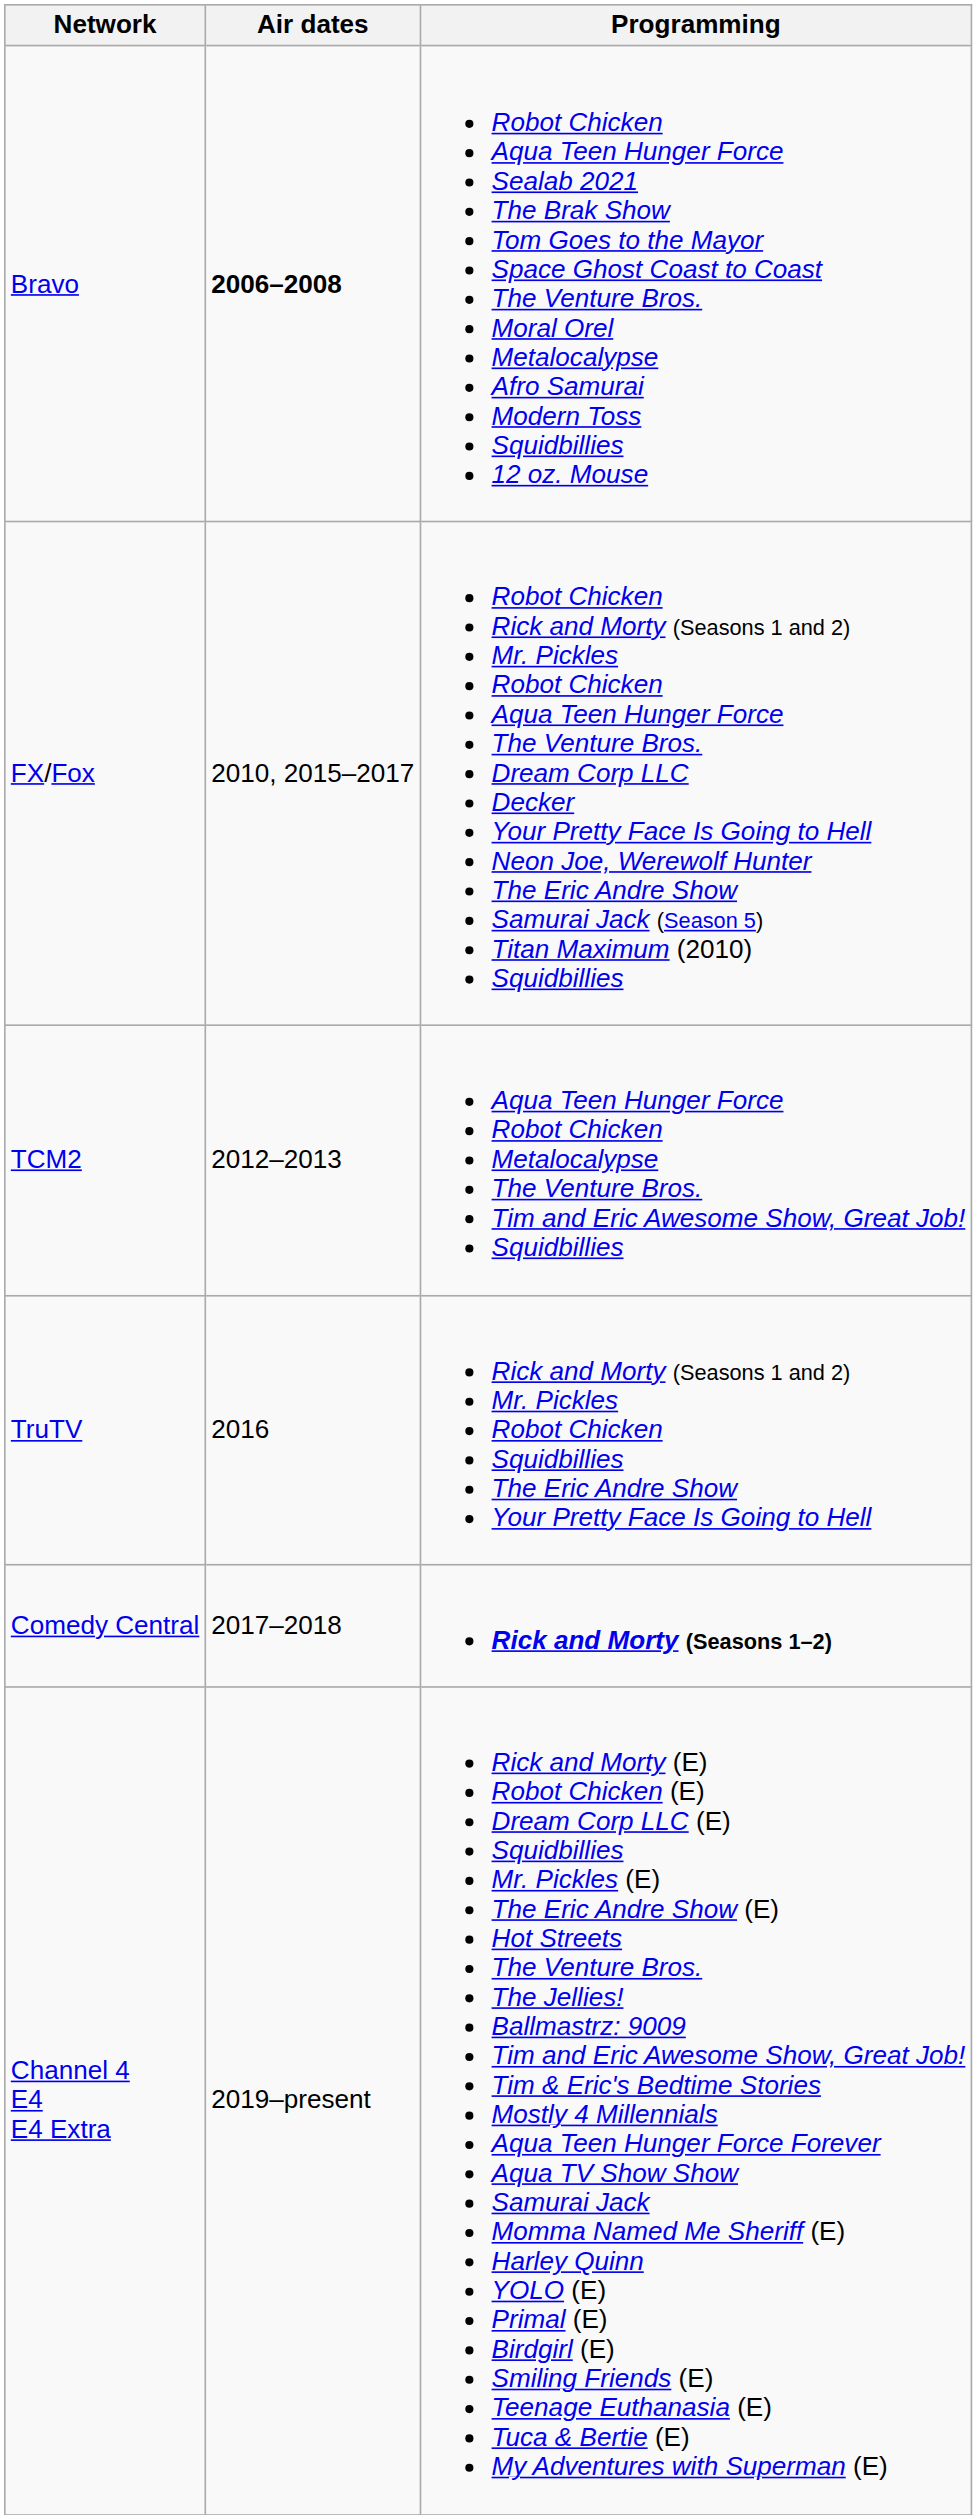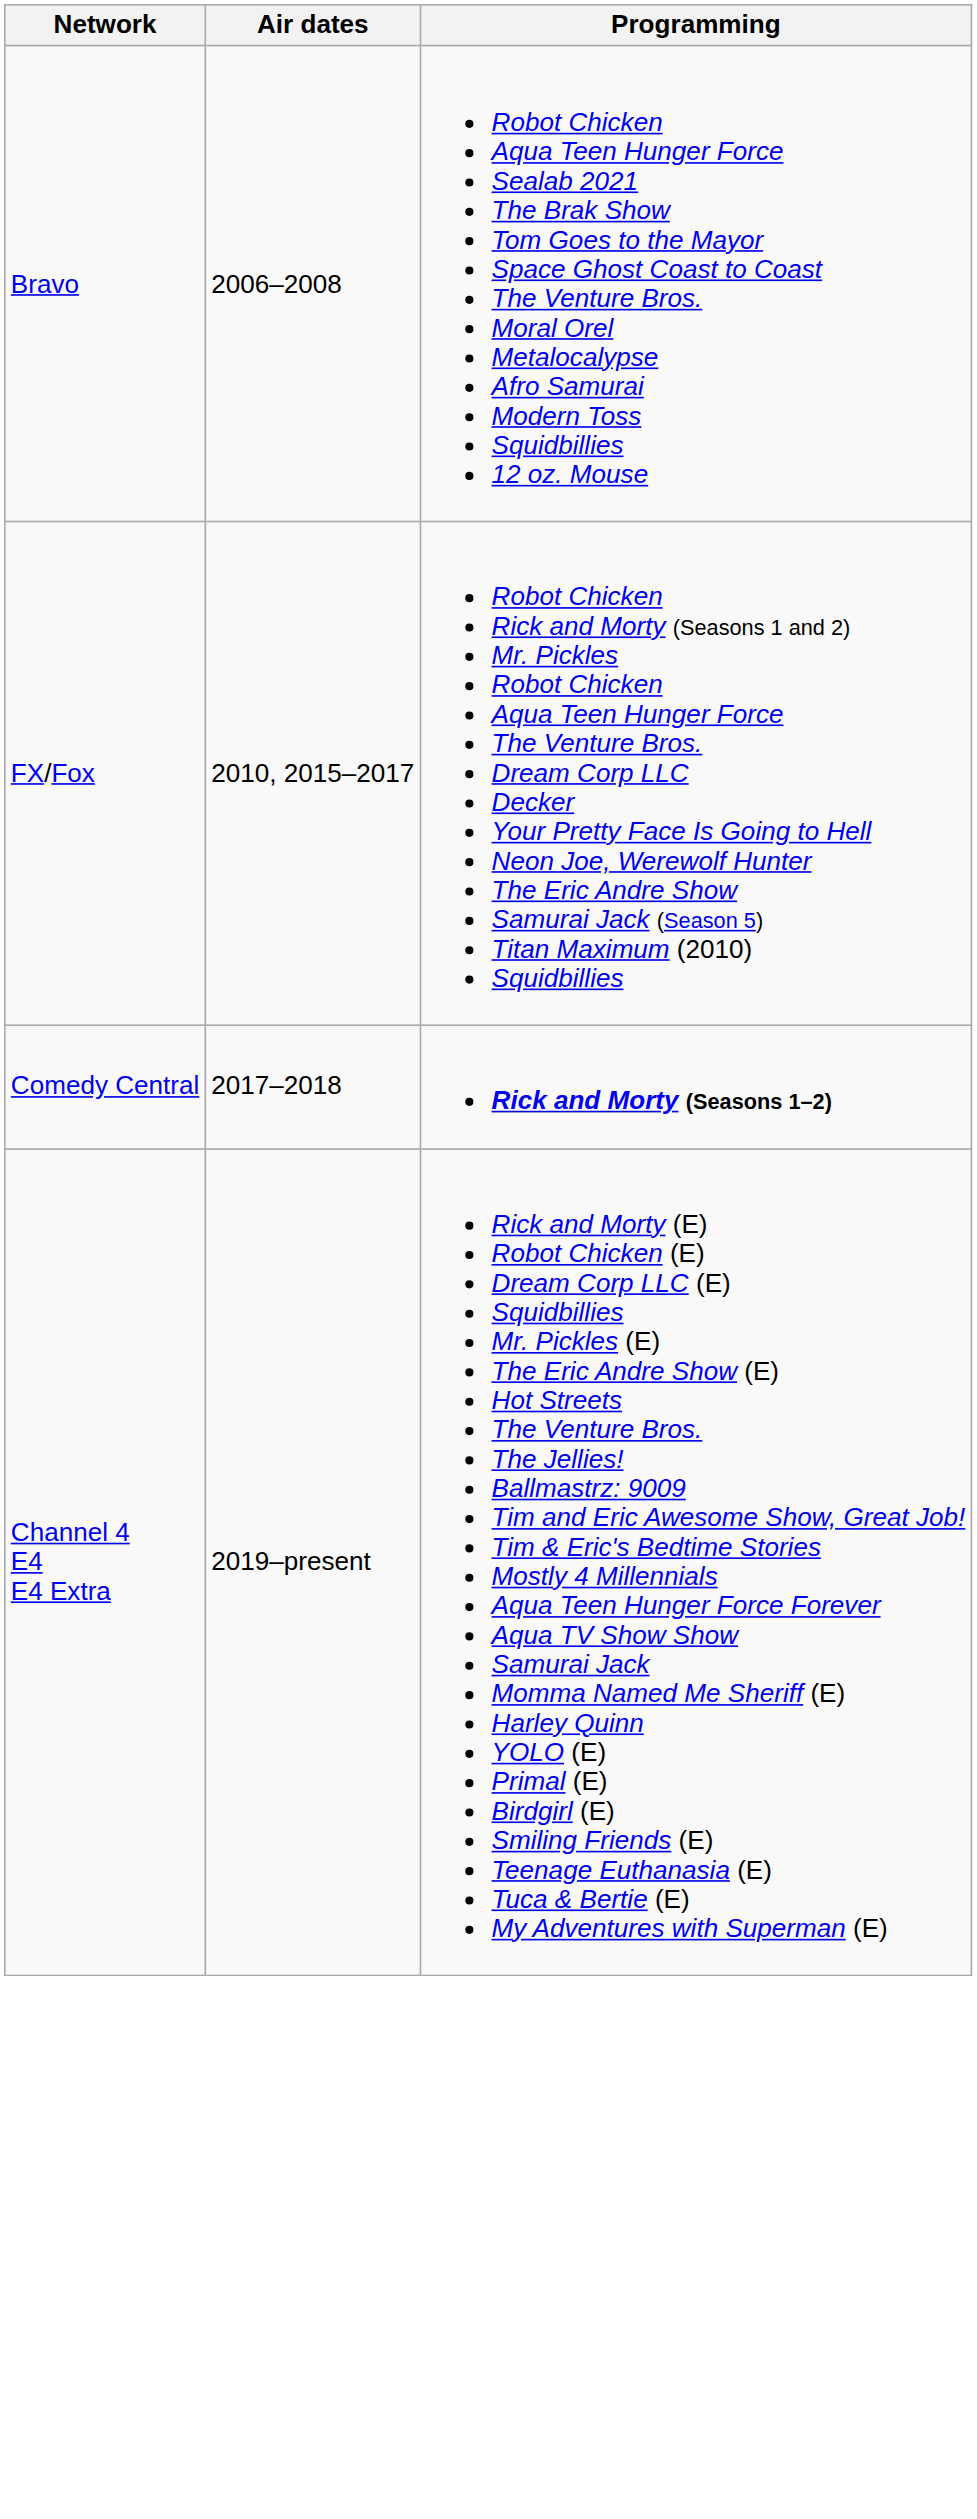(277, 283) bold -> (277, 283) normal
- row: (46, 1159)
- row: (47, 1429)
